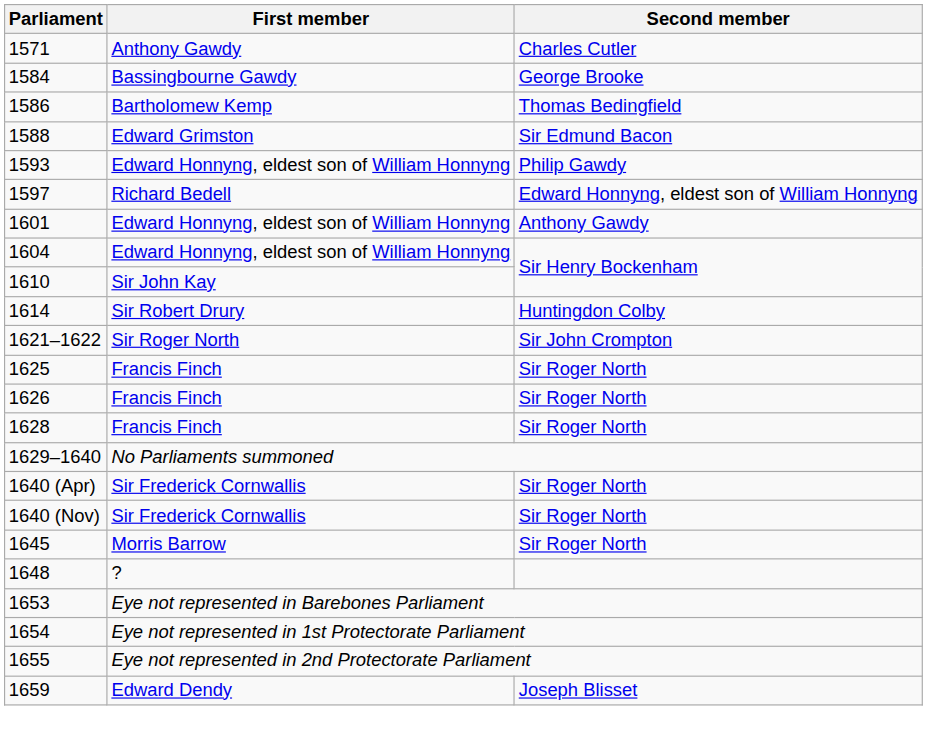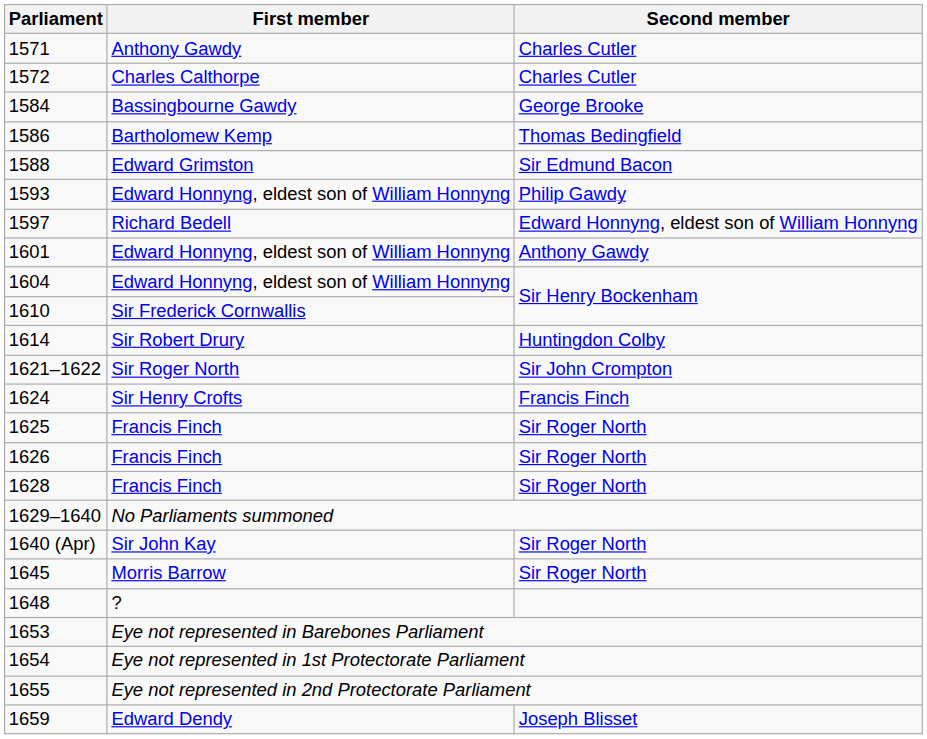+ row: (29, 77)
(164, 281) Sir John Kay -> (209, 310) Sir Frederick Cornwallis
+ row: (29, 398)
(209, 485) Sir Frederick Cornwallis -> (164, 544) Sir John Kay
- row: (54, 515)
